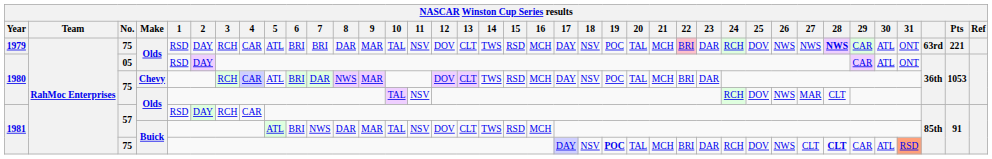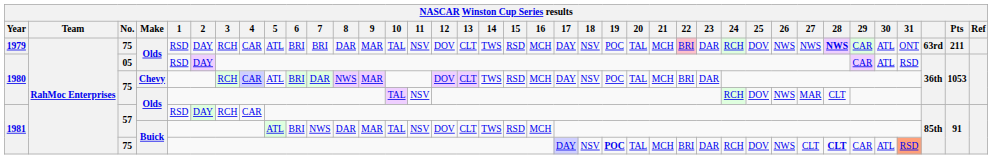(957, 46) 221 -> (957, 46) 211
(909, 62) ONT -> (909, 62) RSD
